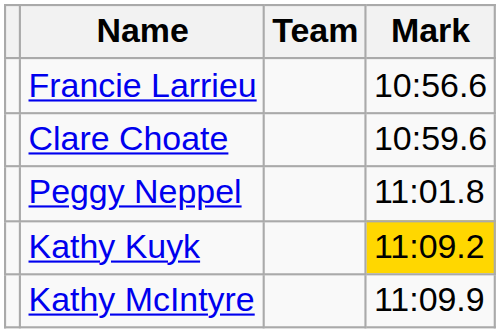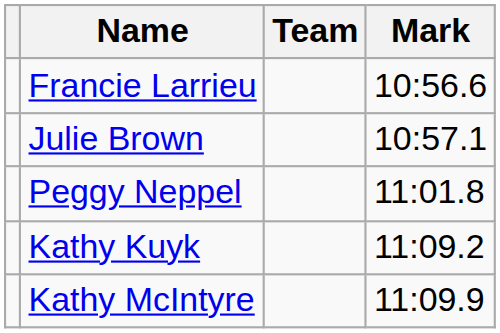+ row: (116, 138)
- row: (128, 138)
(429, 246) gold background -> (429, 246) no background
